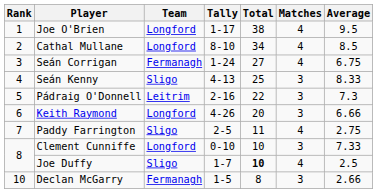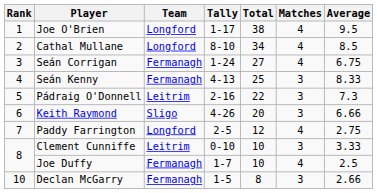(162, 80) Sligo -> (174, 80) Fermanagh
(171, 113) Longford -> (162, 113) Sligo
(162, 130) Sligo -> (171, 130) Longford
(258, 130) 11 -> (258, 130) 12
(171, 147) Longford -> (168, 147) Leitrim
(348, 147) 7.33 -> (348, 147) 3.33
(162, 163) Sligo -> (174, 163) Fermanagh
(258, 163) bold -> (258, 163) normal
